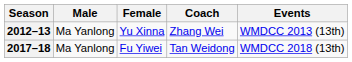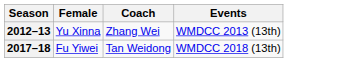- column: (85, 13)
